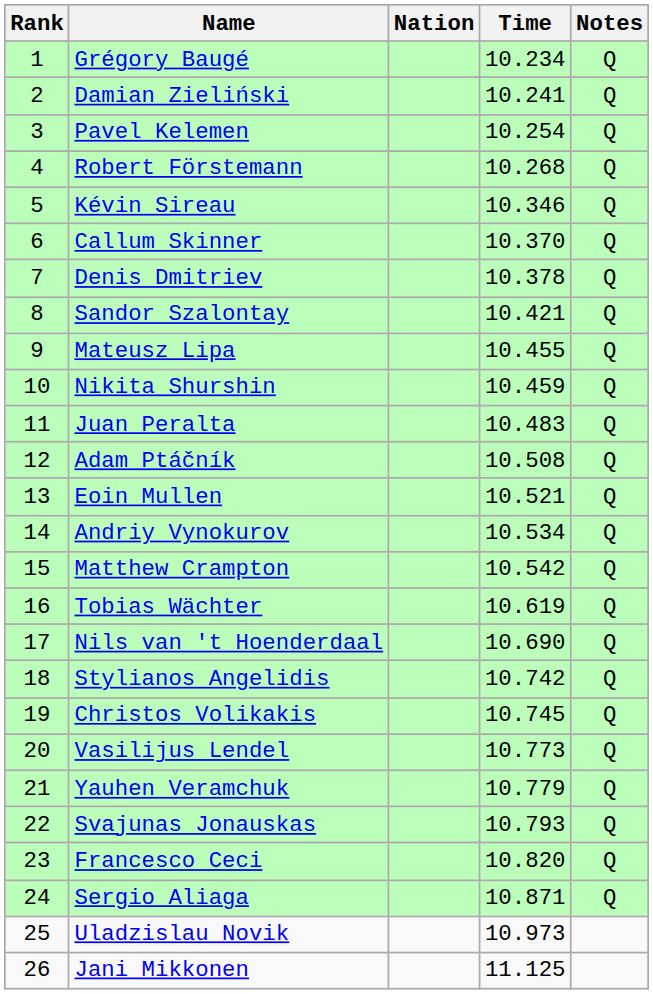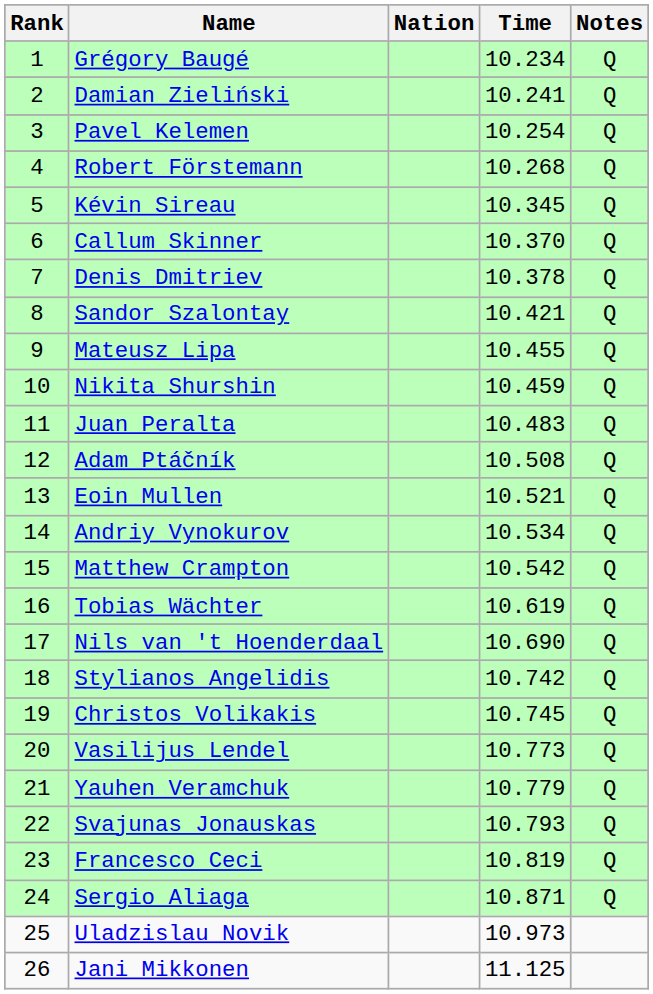(525, 205) 10.346 -> (525, 205) 10.345
(525, 861) 10.820 -> (525, 861) 10.819
